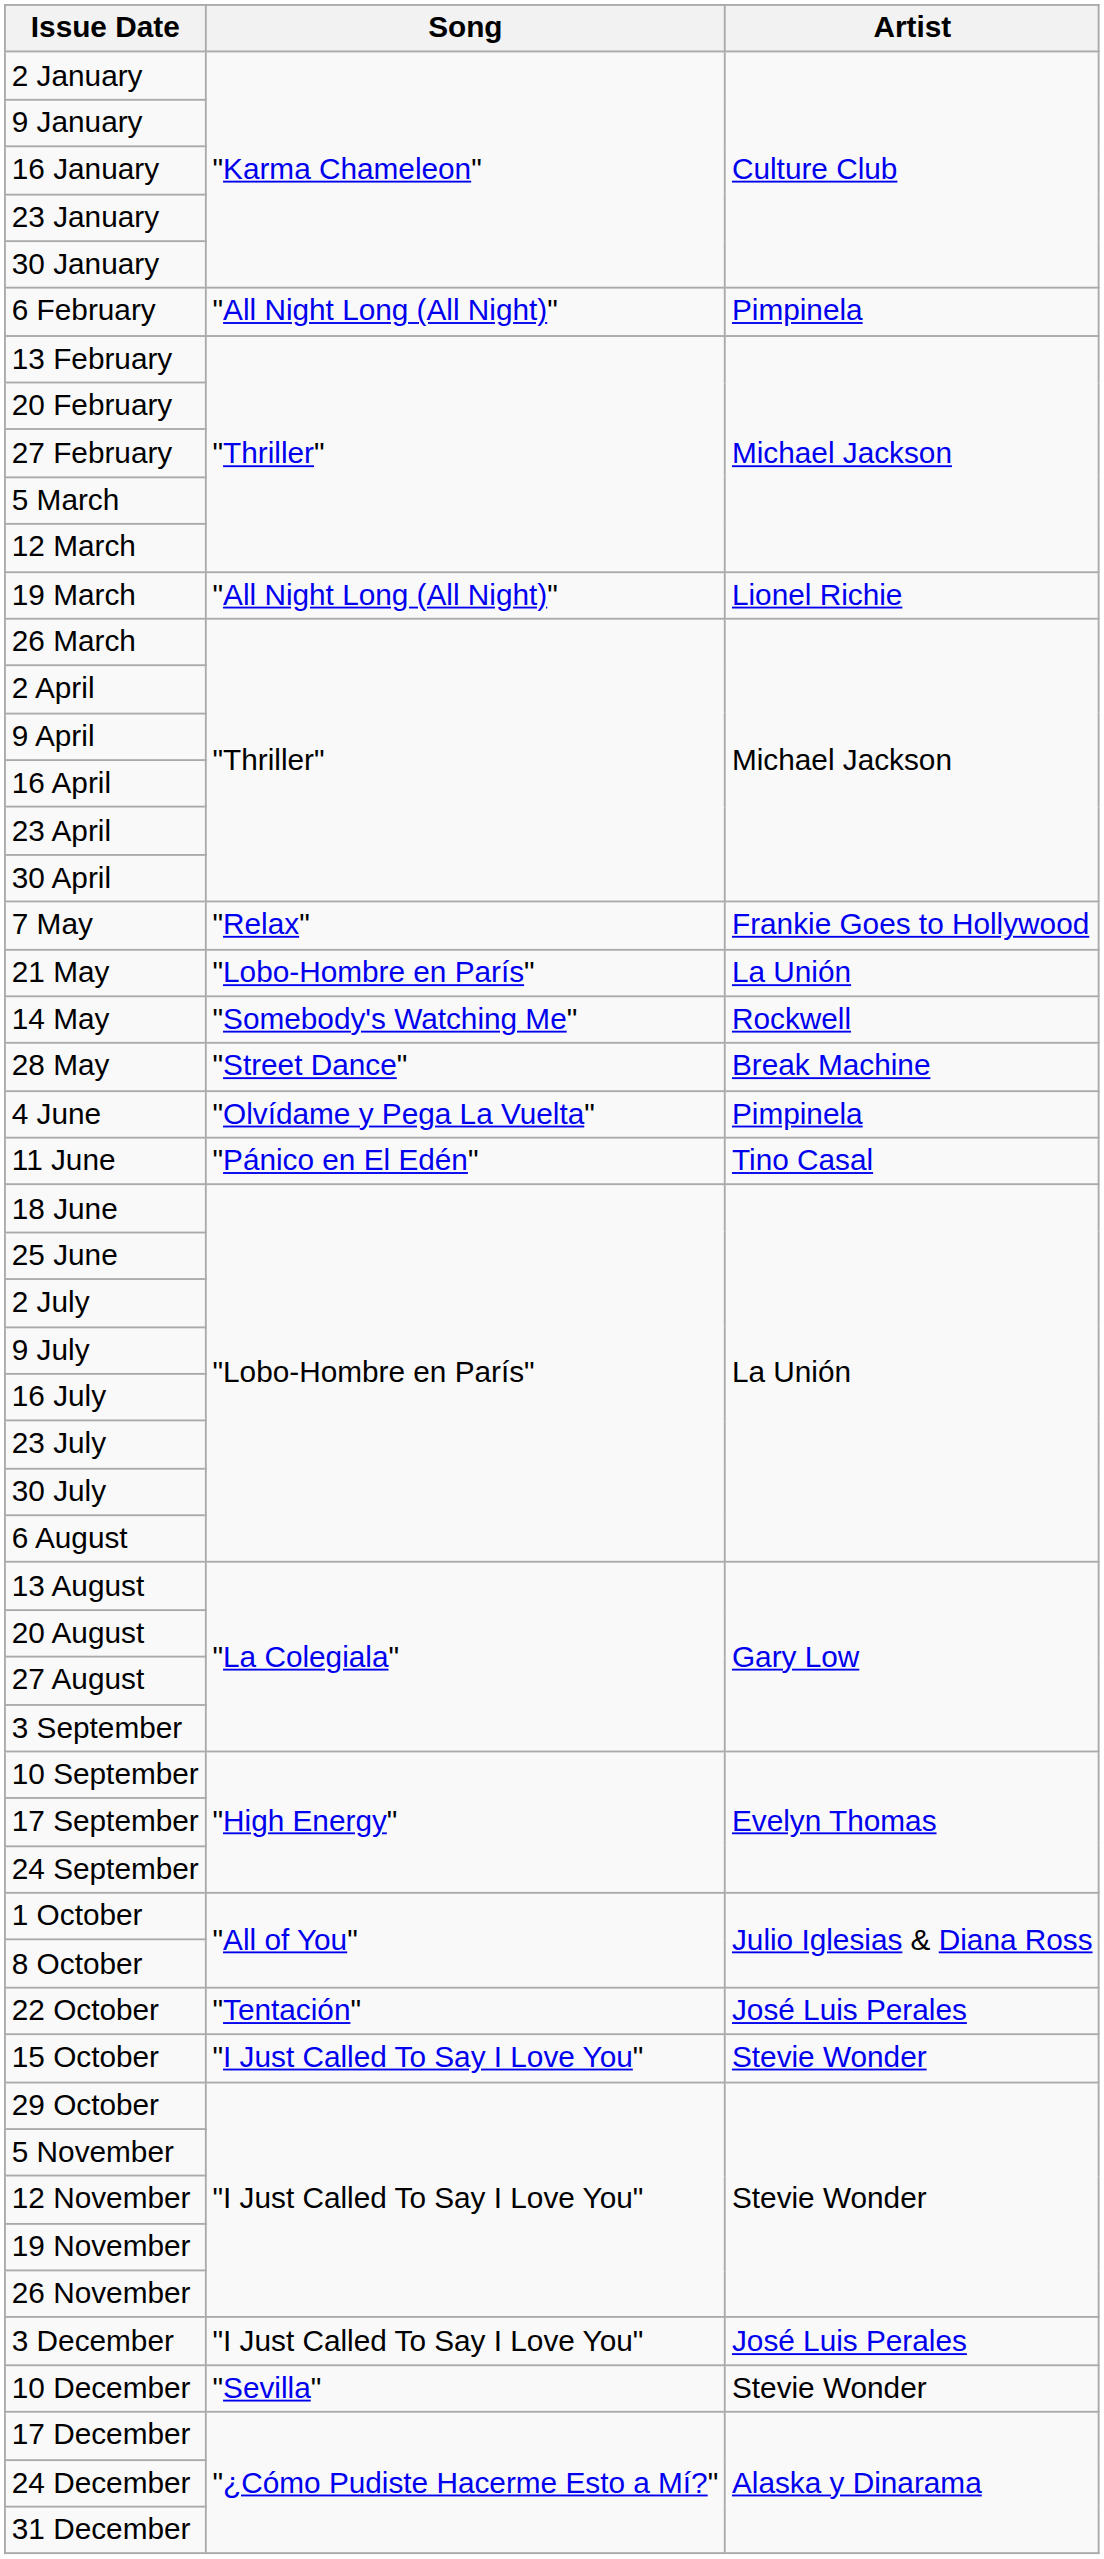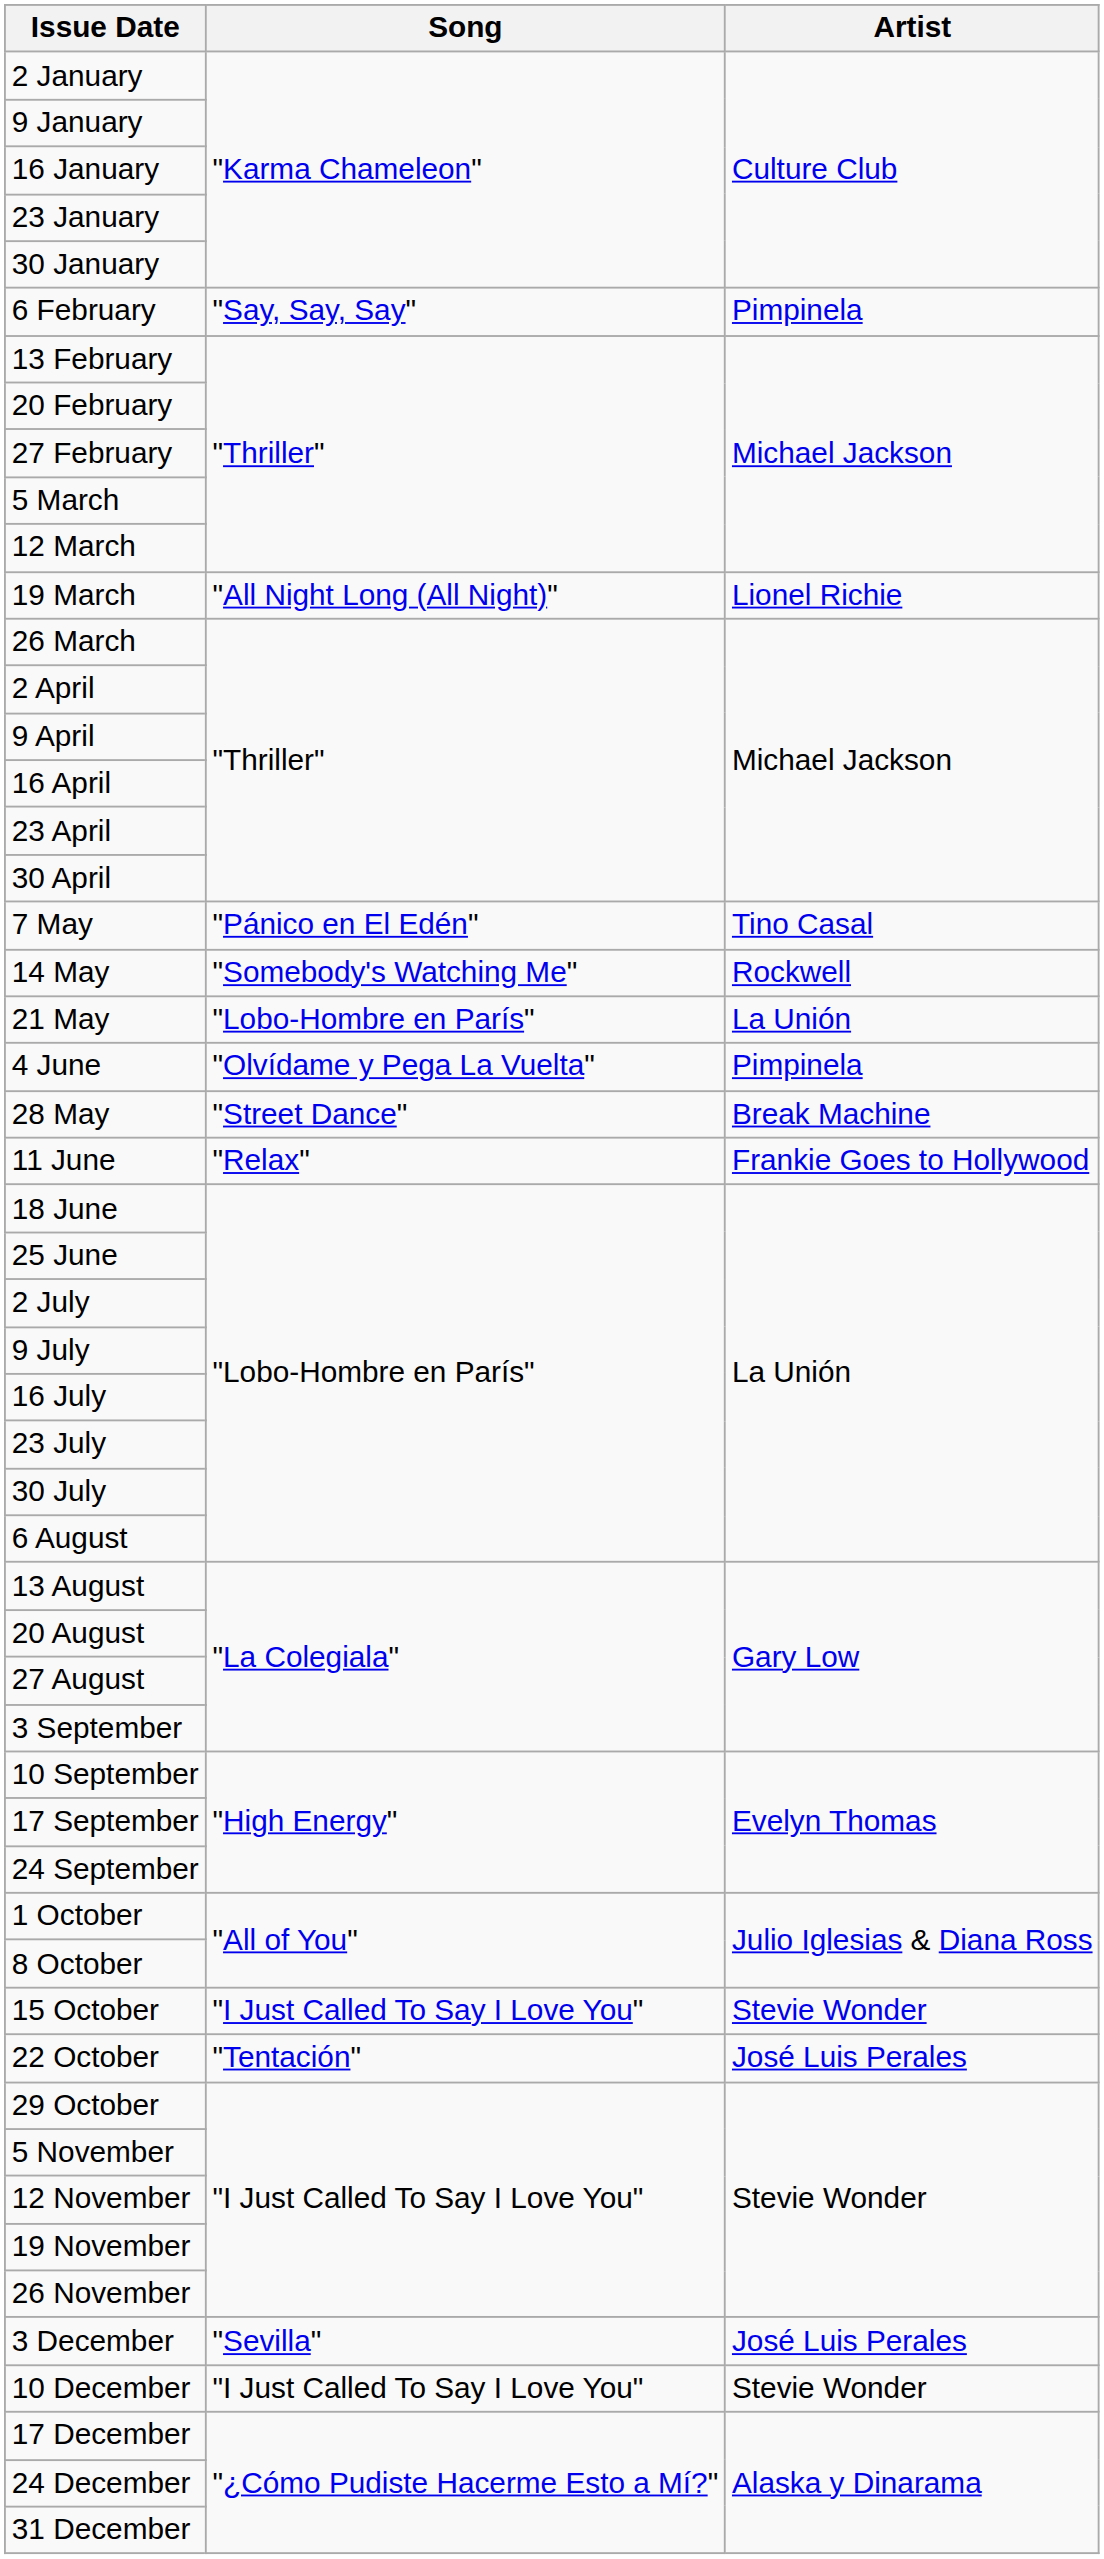(385, 311) "All Night Long (All Night)" -> (314, 311) "Say, Say, Say"
(261, 924) "Relax" -> (345, 924) "Pánico en El Edén"
(911, 924) Frankie Goes to Hollywood -> (803, 924) Tino Casal
rows swapped: (61, 1019) <-> (61, 972)
rows swapped: (61, 1066) <-> (56, 1113)
(345, 1160) "Pánico en El Edén" -> (261, 1160) "Relax"
(803, 1160) Tino Casal -> (911, 1160) Frankie Goes to Hollywood
rows swapped: (85, 2057) <-> (85, 2010)
(428, 2340) "I Just Called To Say I Love You" -> (267, 2340) "Sevilla"
(267, 2387) "Sevilla" -> (428, 2387) "I Just Called To Say I Love You"
